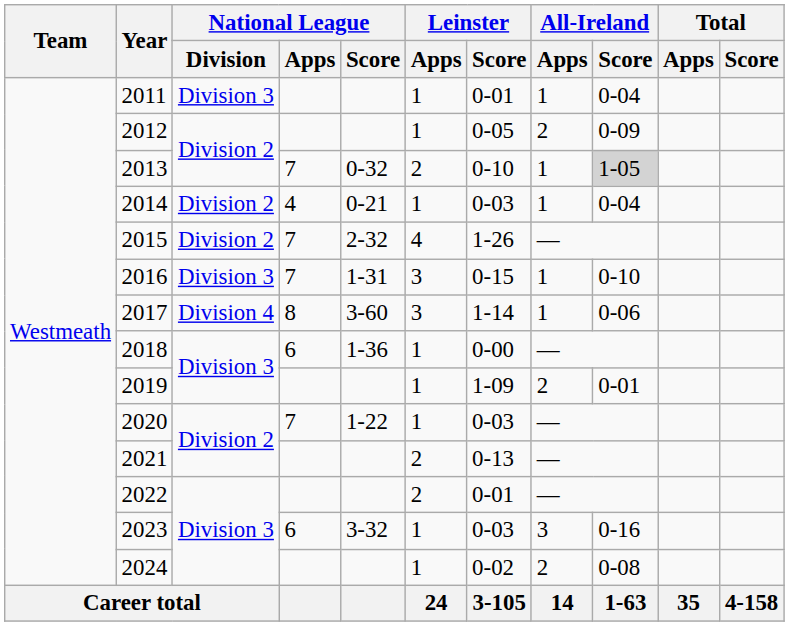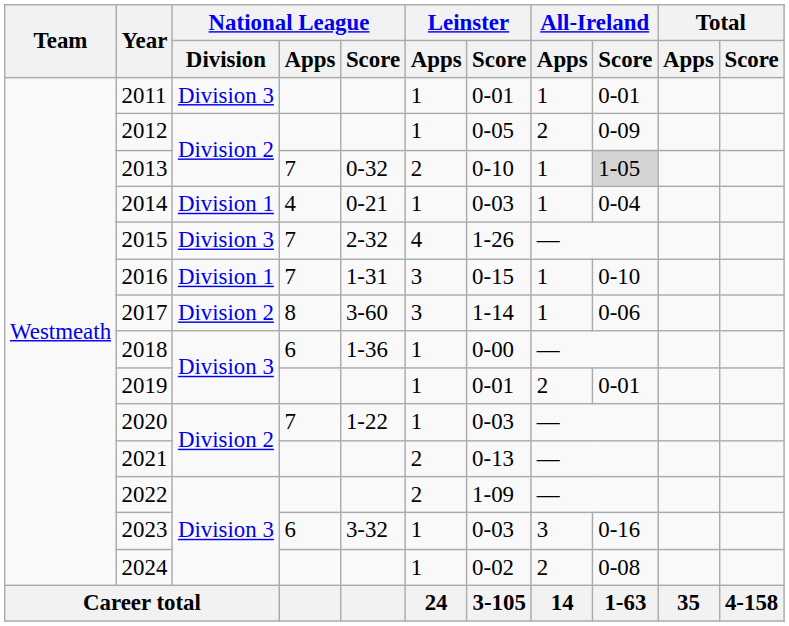(619, 95) 0-04 -> (619, 95) 0-01
(226, 204) Division 2 -> (226, 204) Division 1
(226, 240) Division 2 -> (226, 240) Division 3
(226, 276) Division 3 -> (226, 276) Division 1
(226, 312) Division 4 -> (226, 312) Division 2
(493, 385) 1-09 -> (493, 385) 0-01
(493, 494) 0-01 -> (493, 494) 1-09
